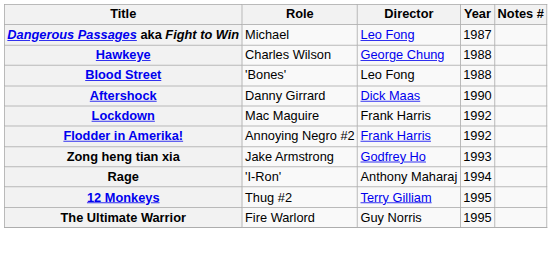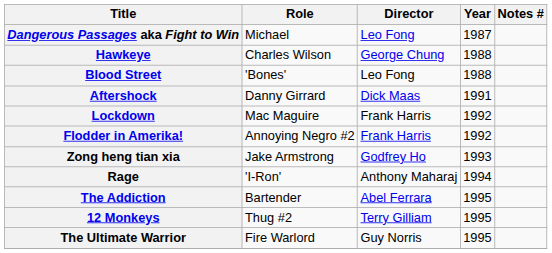(477, 95) 1990 -> (477, 95) 1991
+ row: (123, 197)
